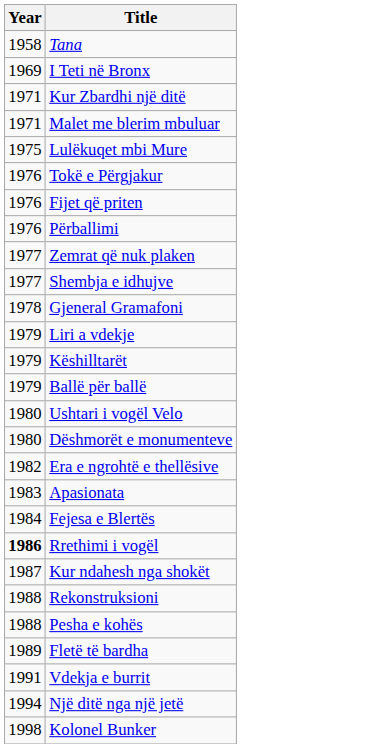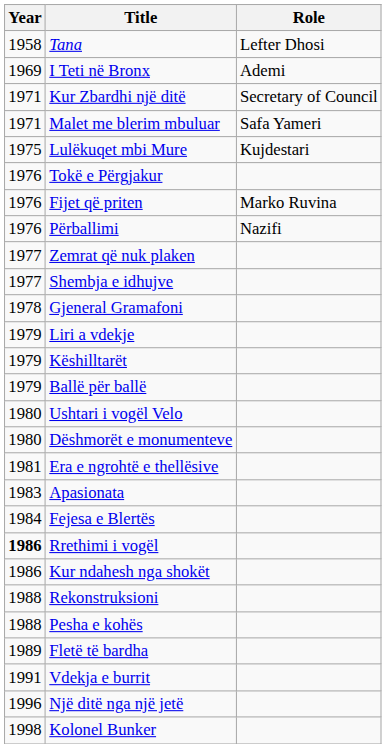+ column: (309, 17)
(25, 466) 1982 -> (25, 466) 1981
(25, 571) 1987 -> (25, 571) 1986
(25, 703) 1994 -> (25, 703) 1996
